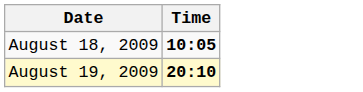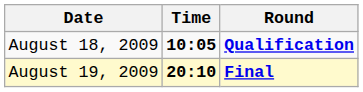+ column: (289, 18)
